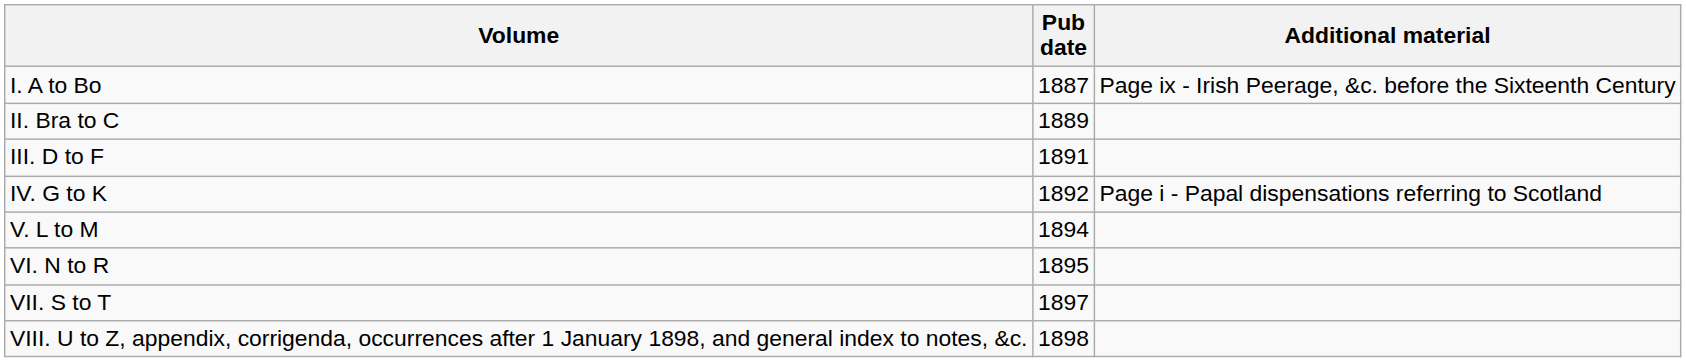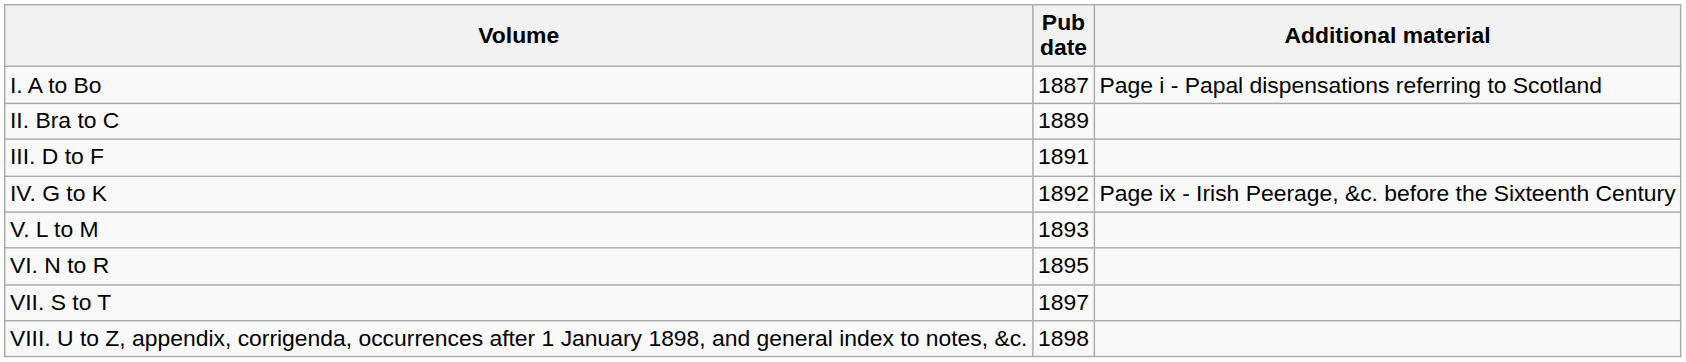(1388, 84) Page ix - Irish Peerage, &c. before the Sixteenth Century -> (1351, 84) Page i - Papal dispensations referring to Scotland
(1351, 193) Page i - Papal dispensations referring to Scotland -> (1388, 193) Page ix - Irish Peerage, &c. before the Sixteenth Century
(1063, 229) 1894 -> (1063, 229) 1893
